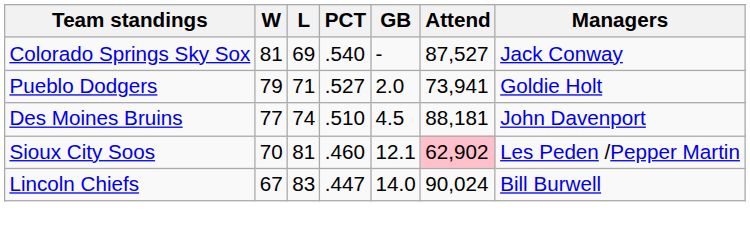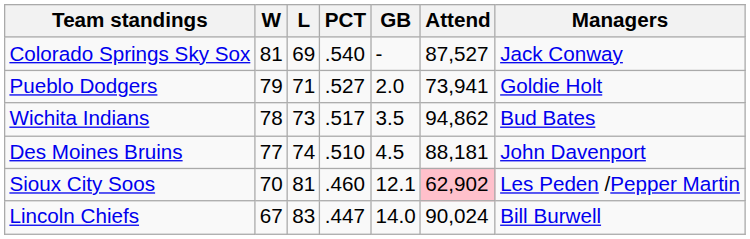+ row: (79, 119)
